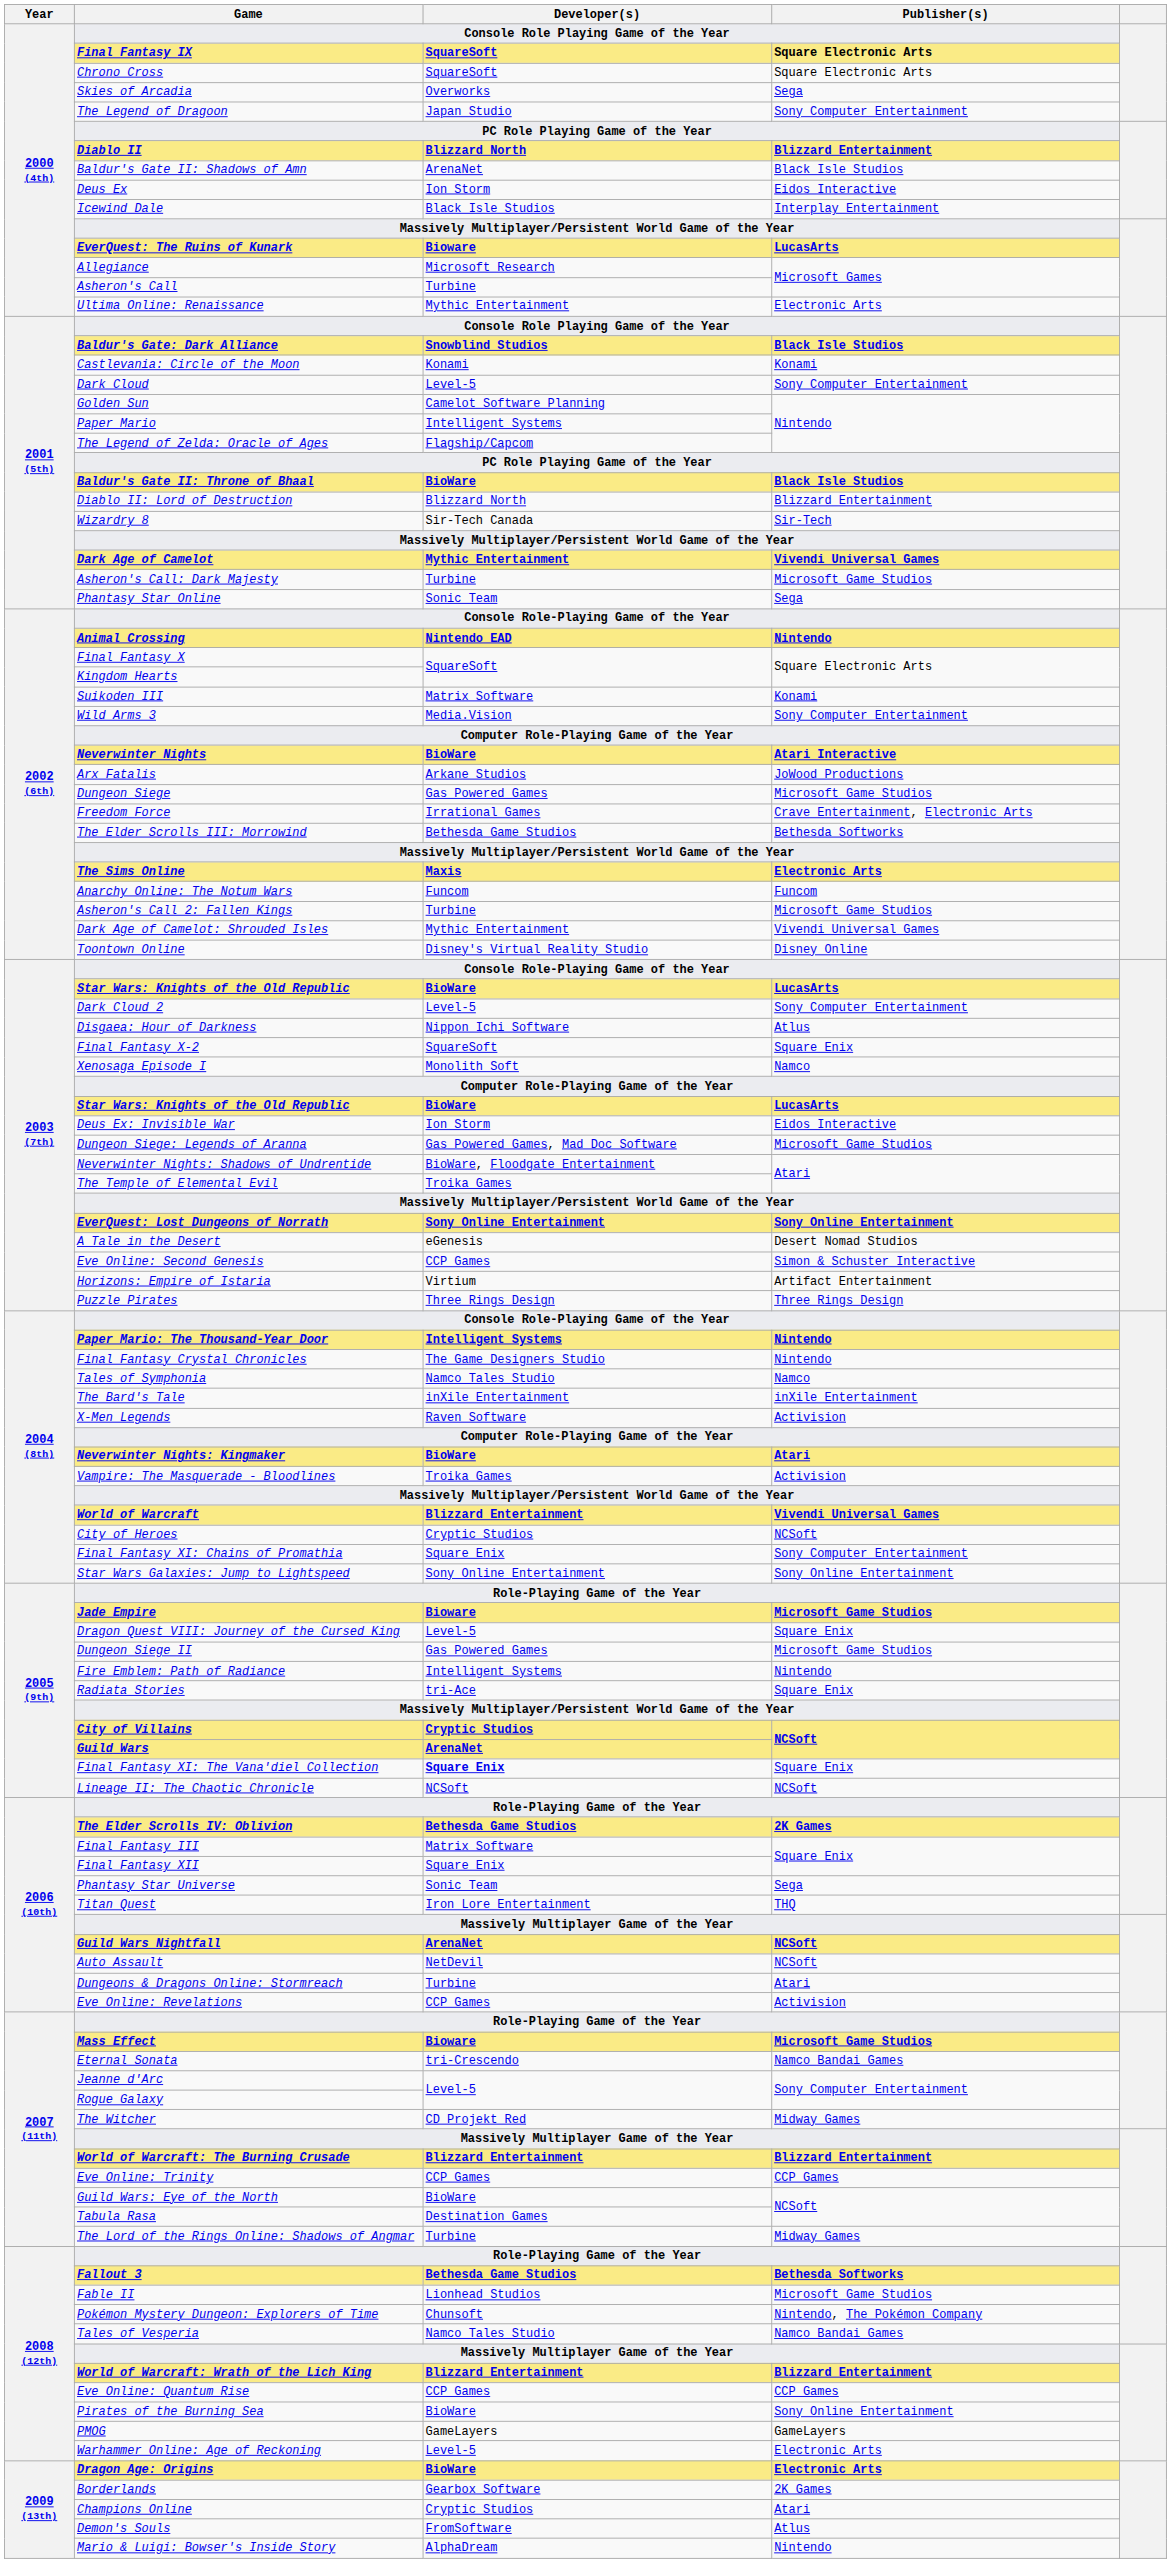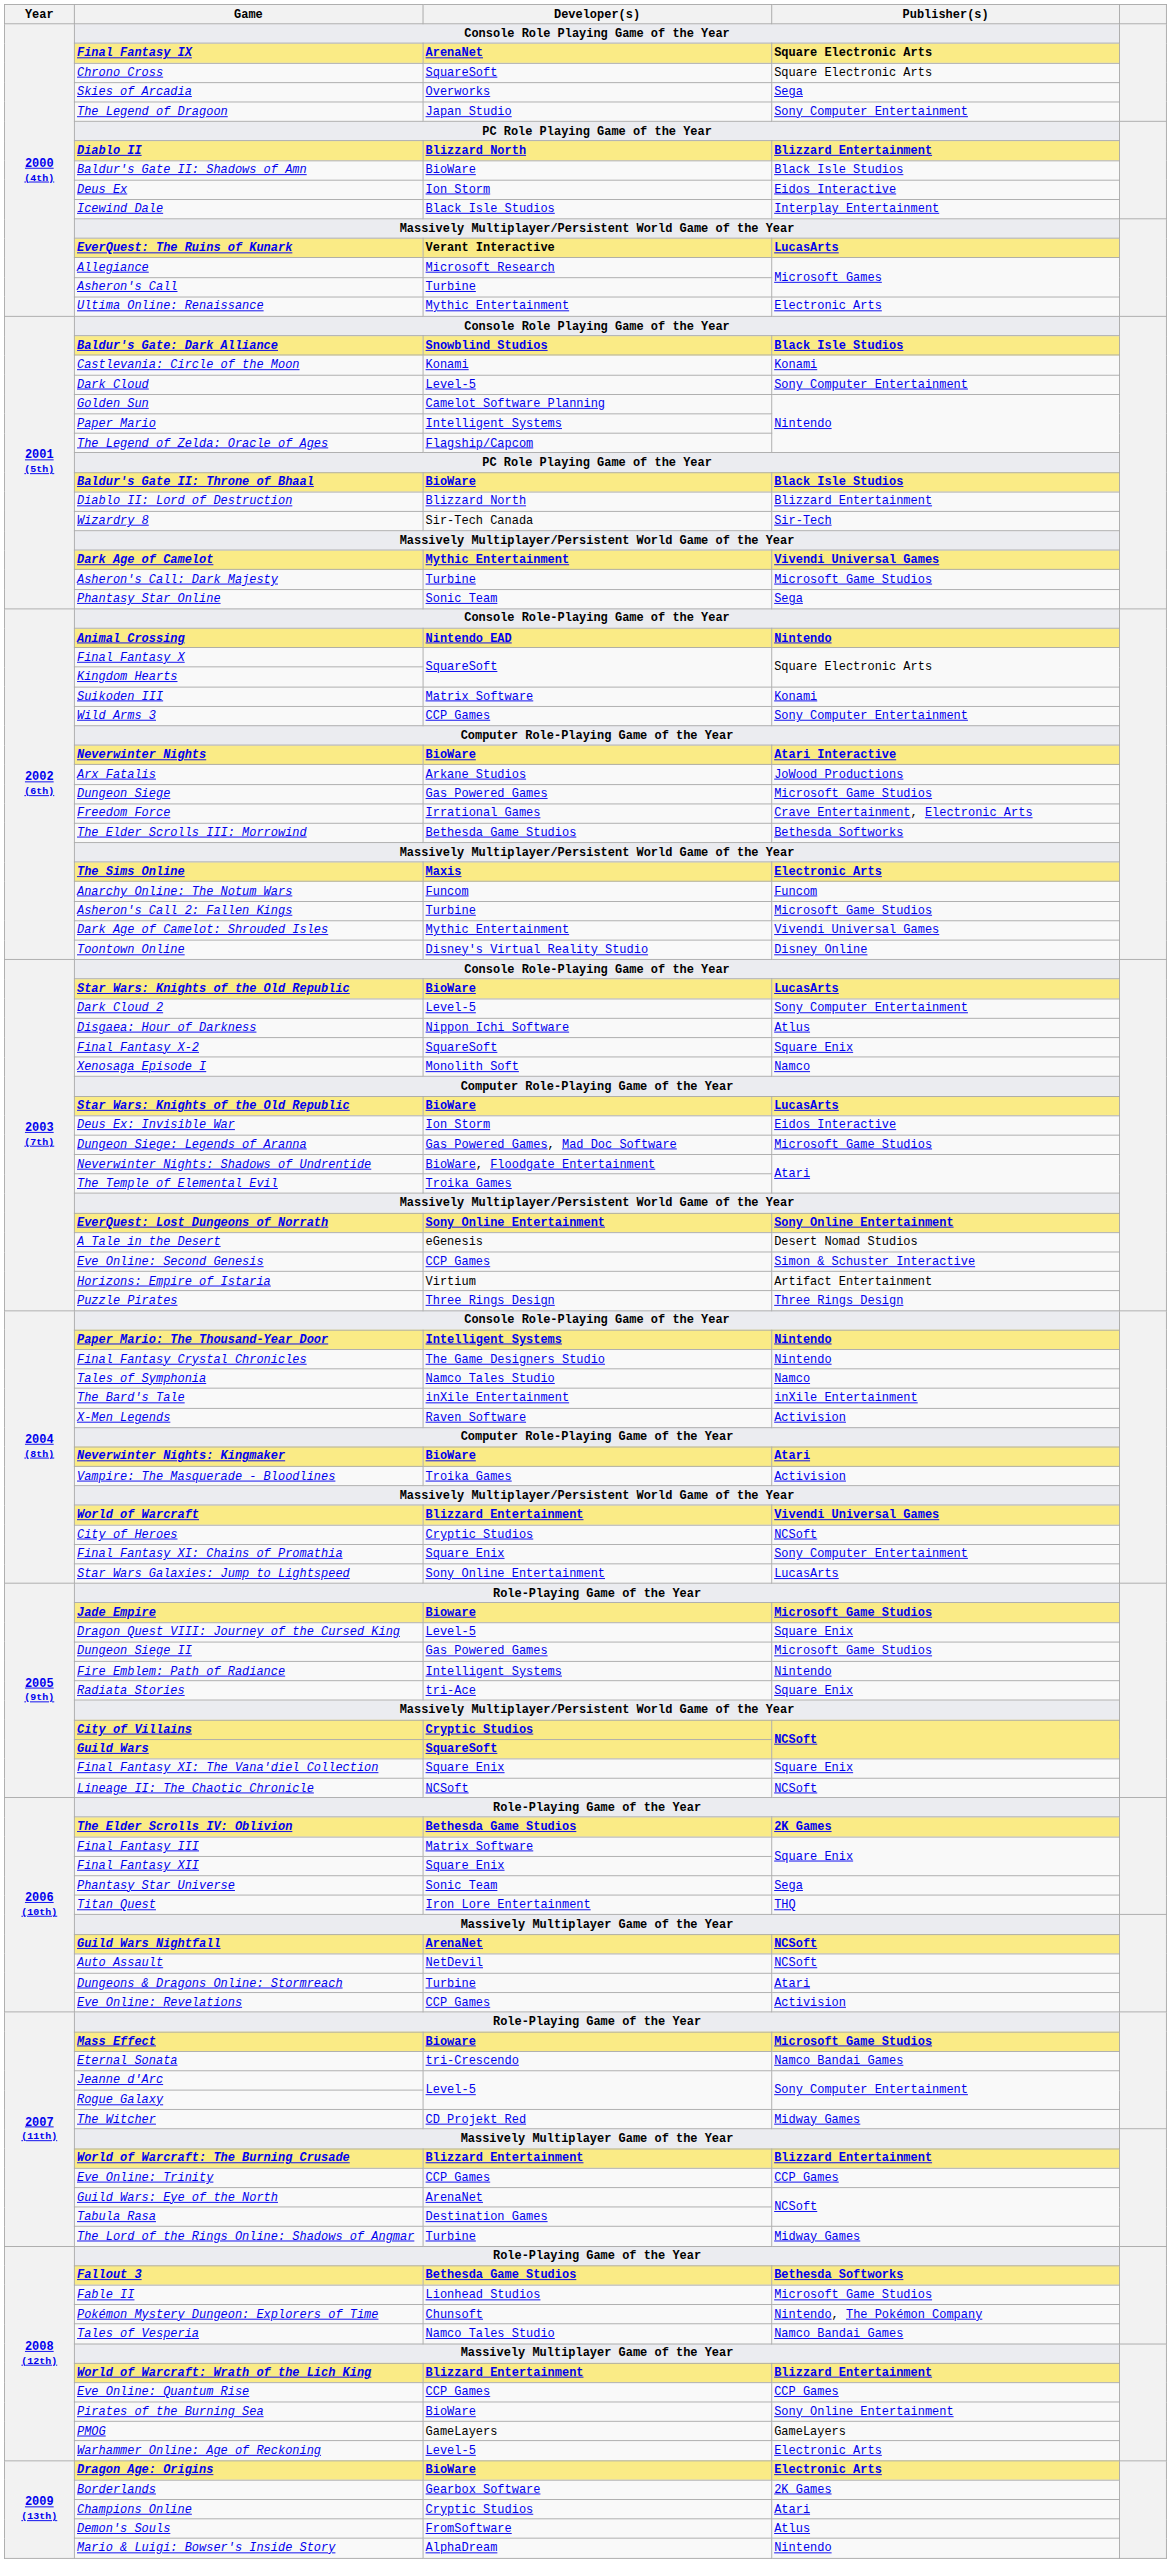(461, 53) SquareSoft -> (454, 53) ArenaNet
(454, 170) ArenaNet -> (451, 170) BioWare
(451, 248) Bioware -> (490, 248) Verant Interactive
(469, 716) Media.Vision -> (458, 716) CCP Games
(864, 1574) Sony Online Entertainment -> (806, 1574) LucasArts
(454, 1749) ArenaNet -> (461, 1749) SquareSoft
(465, 1769) bold -> (465, 1769) normal
(451, 2197) BioWare -> (454, 2197) ArenaNet
